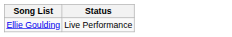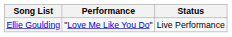+ column: (108, 11)
